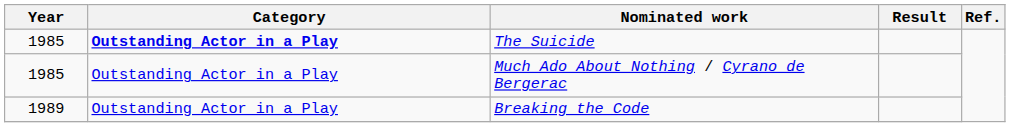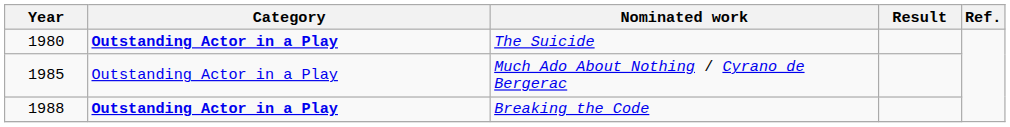(46, 42) 1985 -> (46, 42) 1980
(46, 109) 1989 -> (46, 109) 1988
(215, 109) normal -> (215, 109) bold
